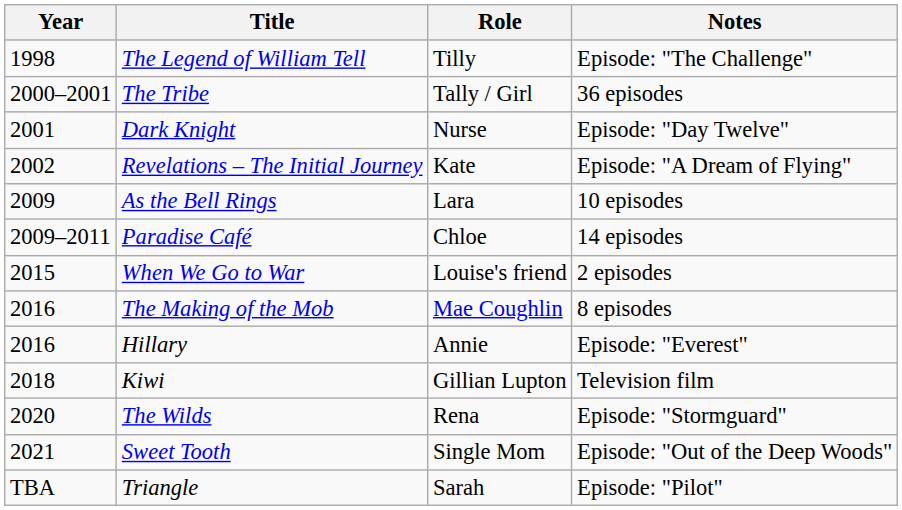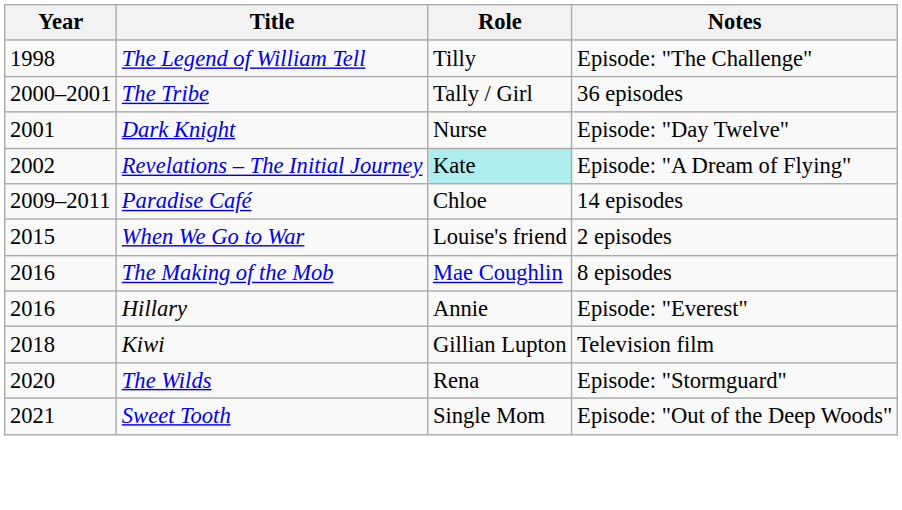(454, 165) no background -> (454, 165) paleturquoise background
- row: (199, 201)
- row: (160, 487)
